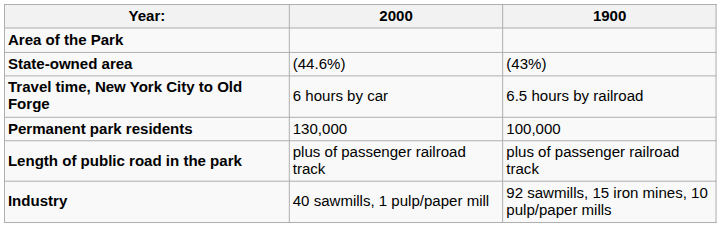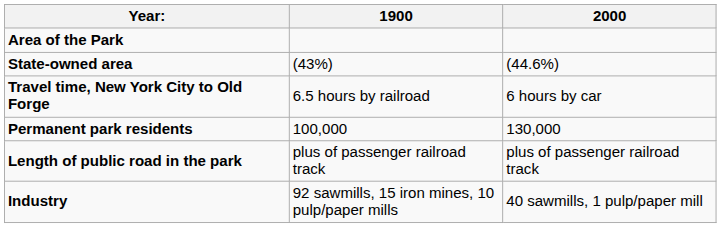columns swapped: (610, 16) <-> (396, 16)
